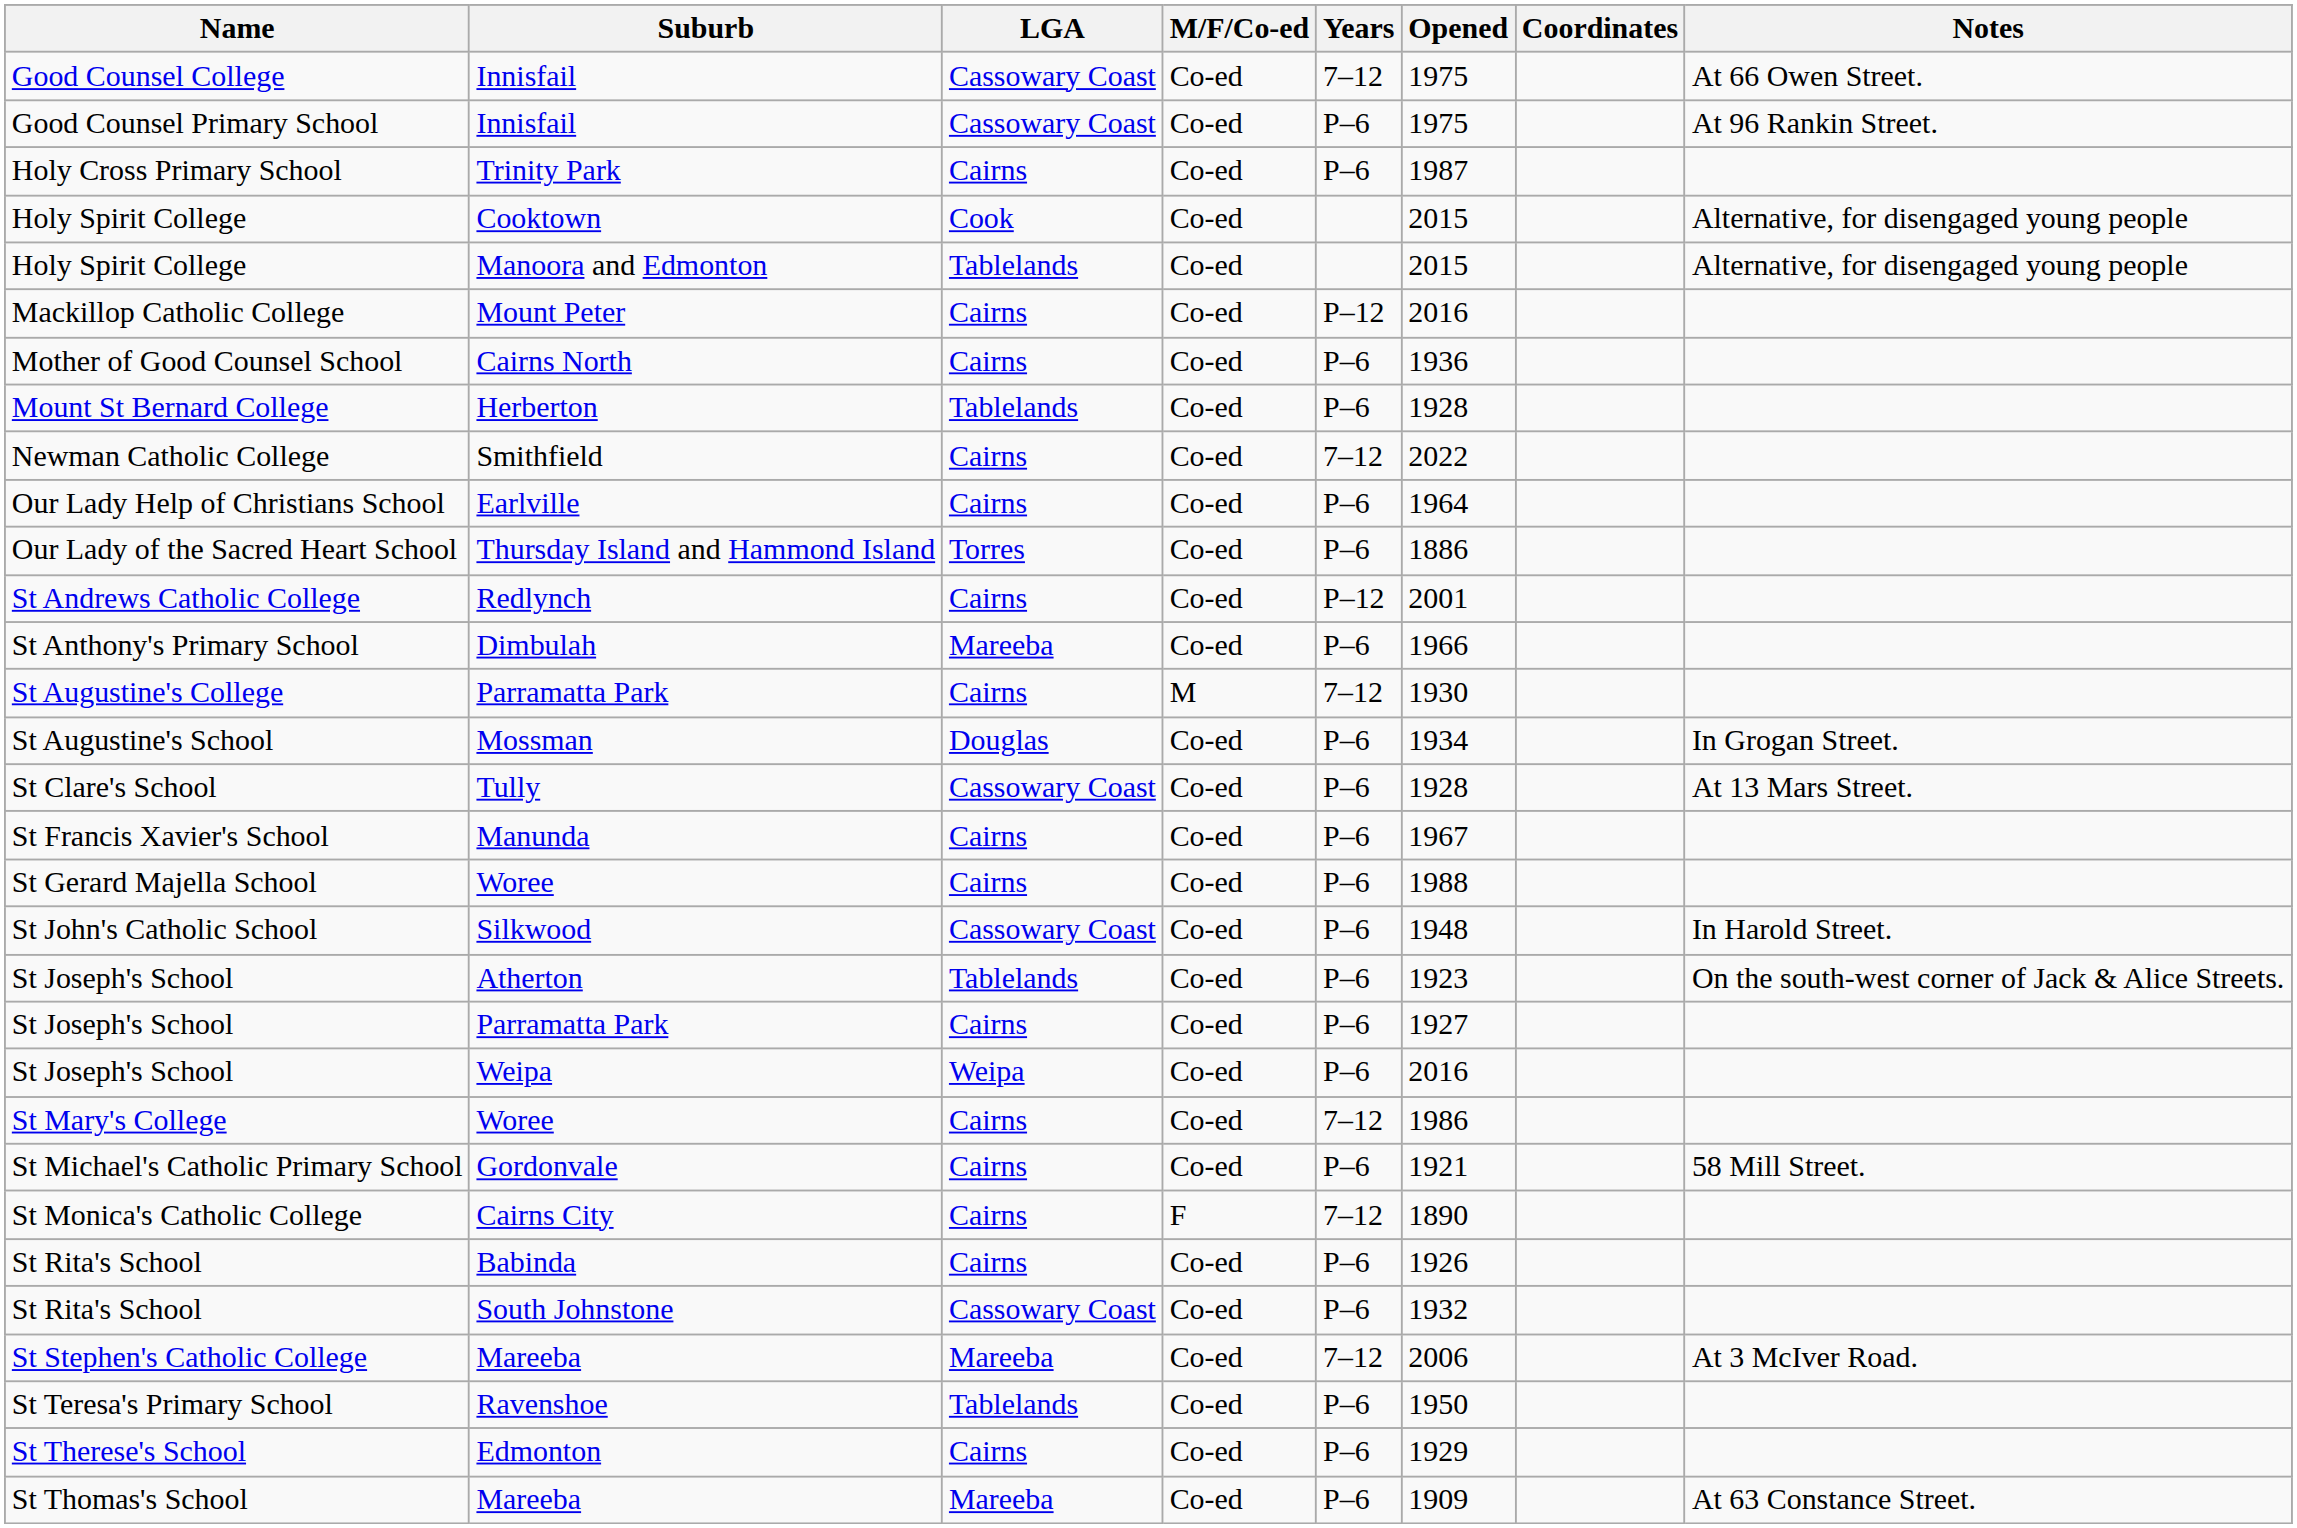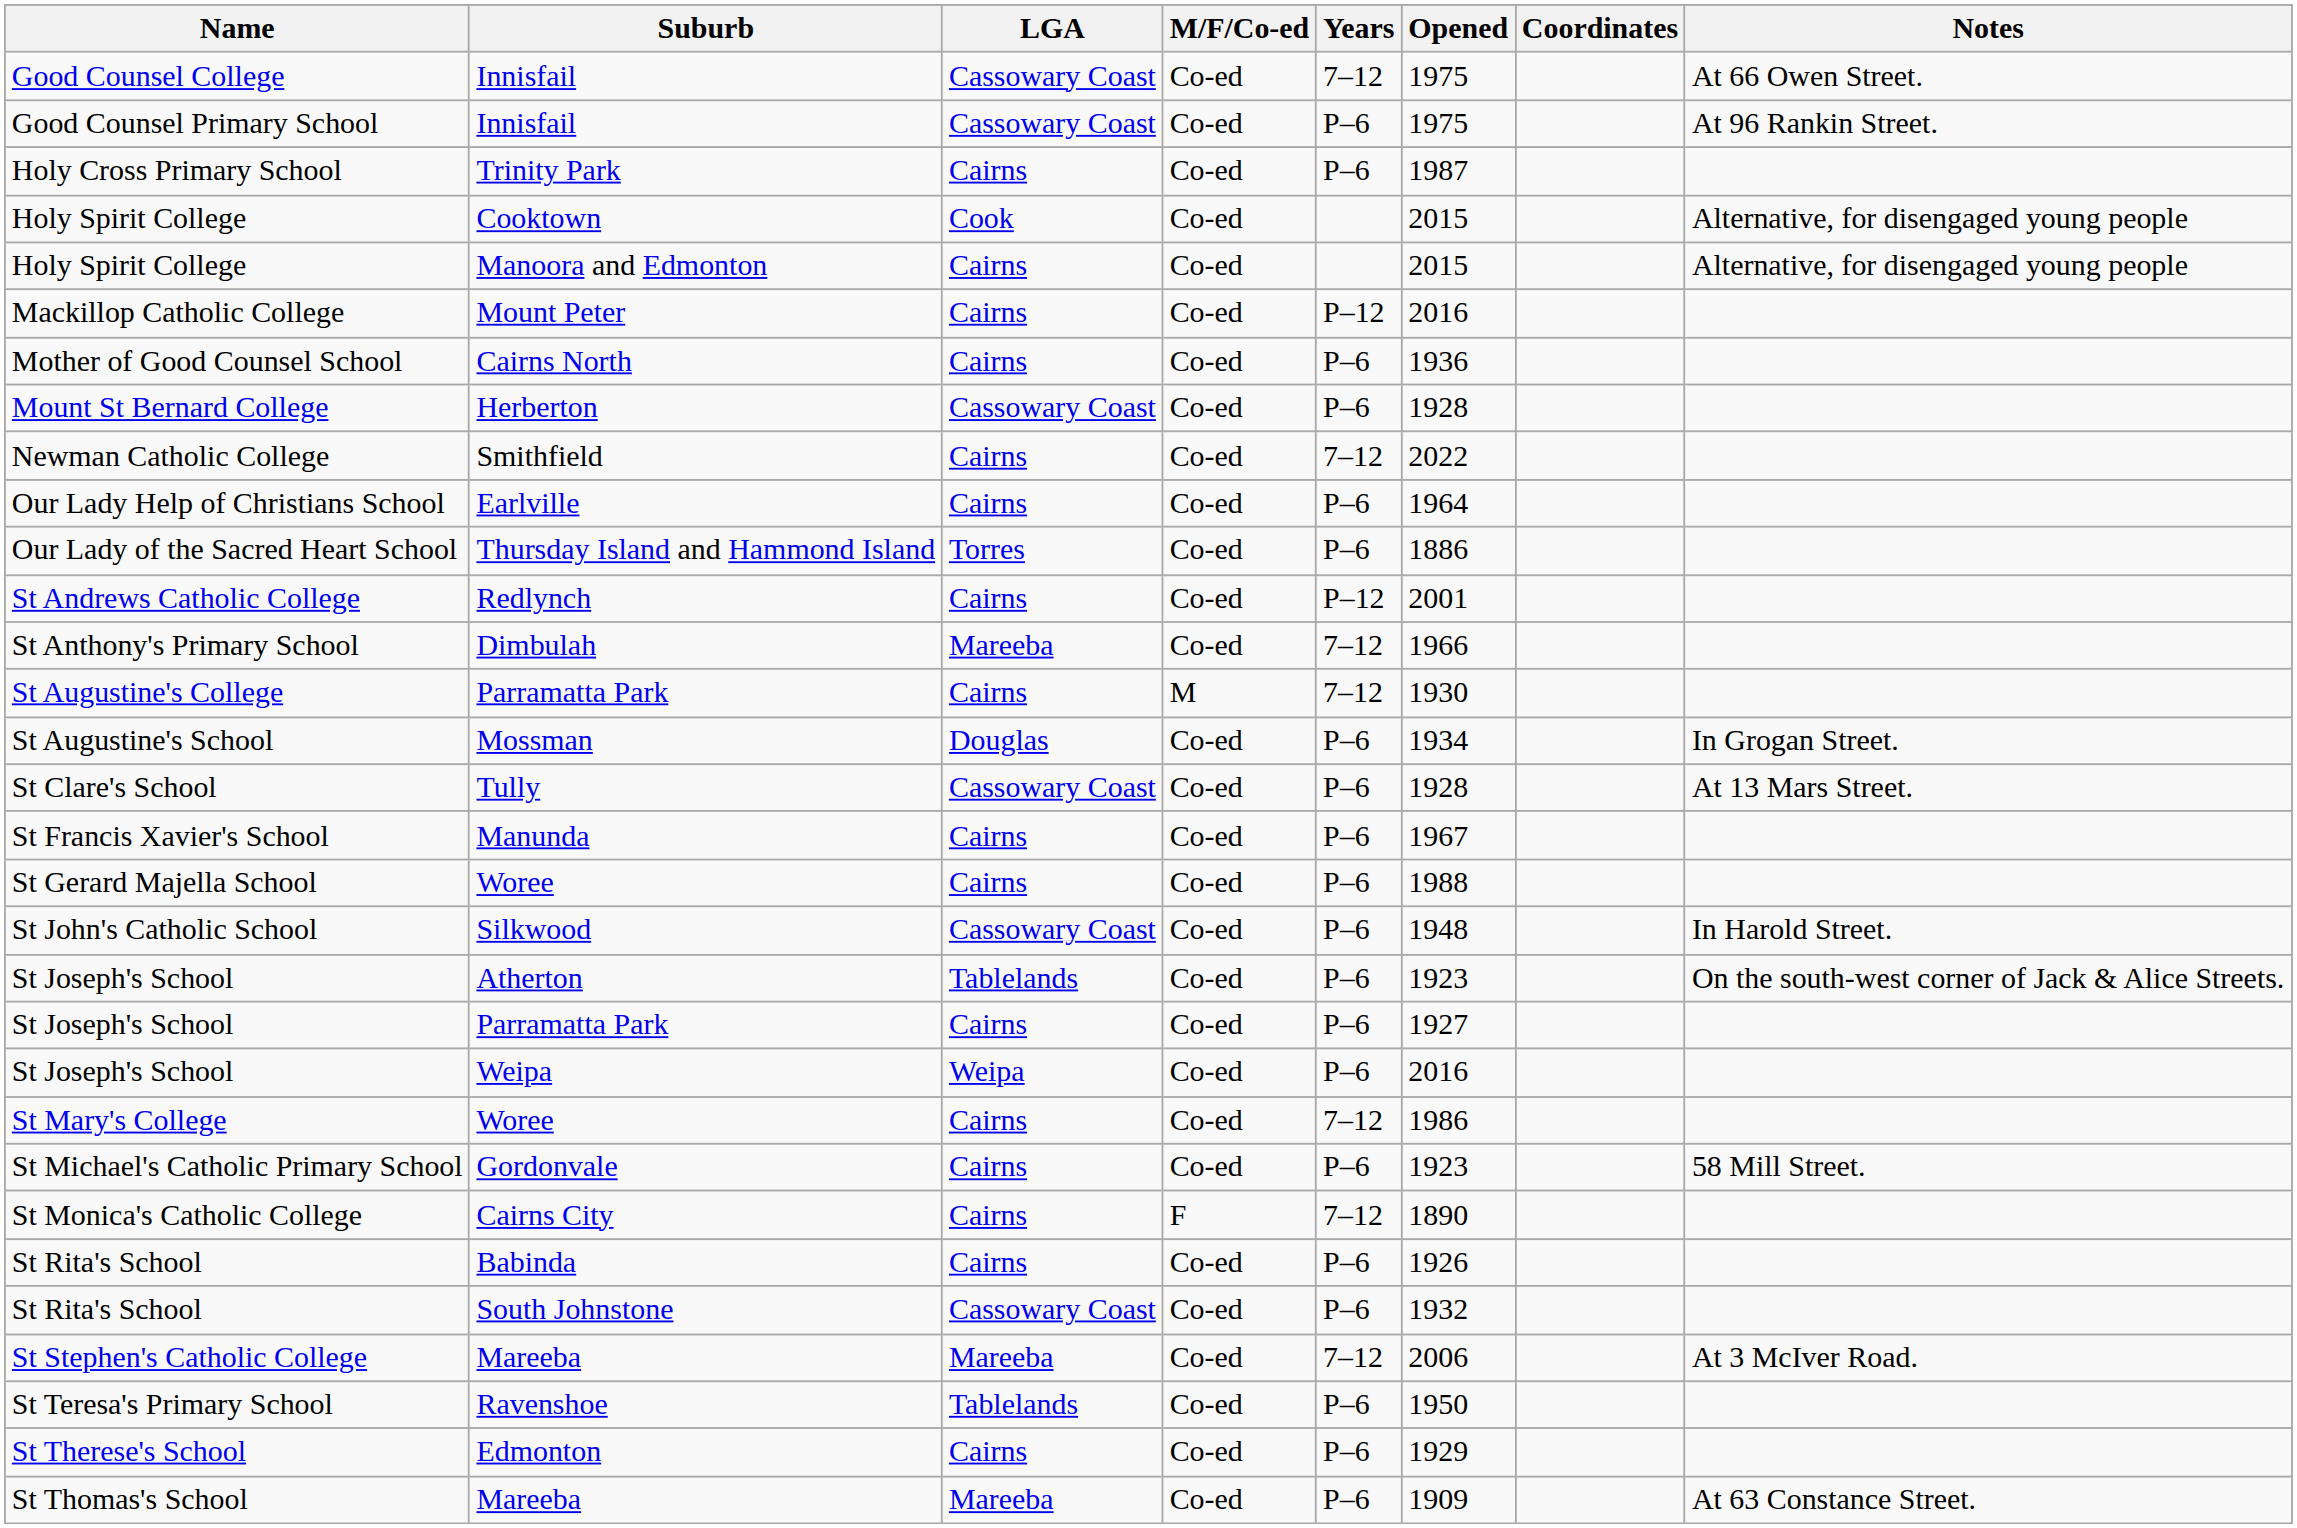(1014, 265) Tablelands -> (988, 265) Cairns
(1014, 407) Tablelands -> (1052, 407) Cassowary Coast
(1346, 645) P–6 -> (1353, 645) 7–12
(1438, 1167) 1921 -> (1438, 1167) 1923
